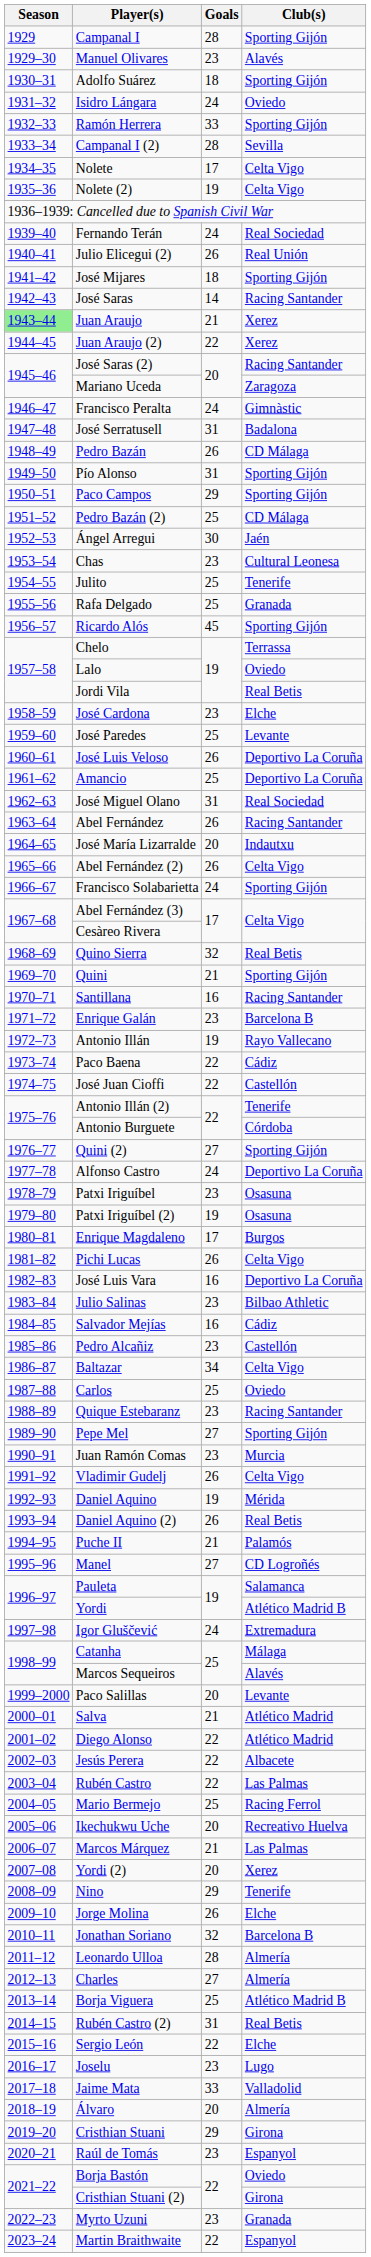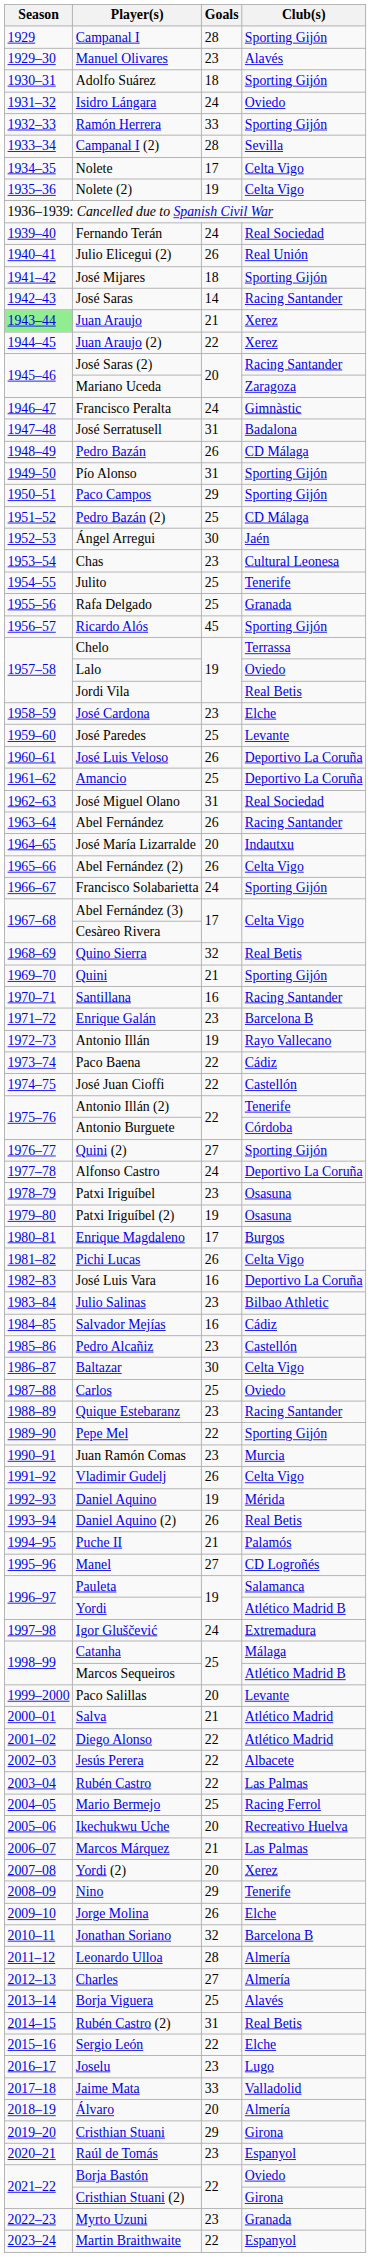(212, 1368) 34 -> (212, 1368) 30
(212, 1433) 27 -> (212, 1433) 22
(264, 1673) Alavés -> (295, 1673) Atlético Madrid B
(295, 2001) Atlético Madrid B -> (264, 2001) Alavés
